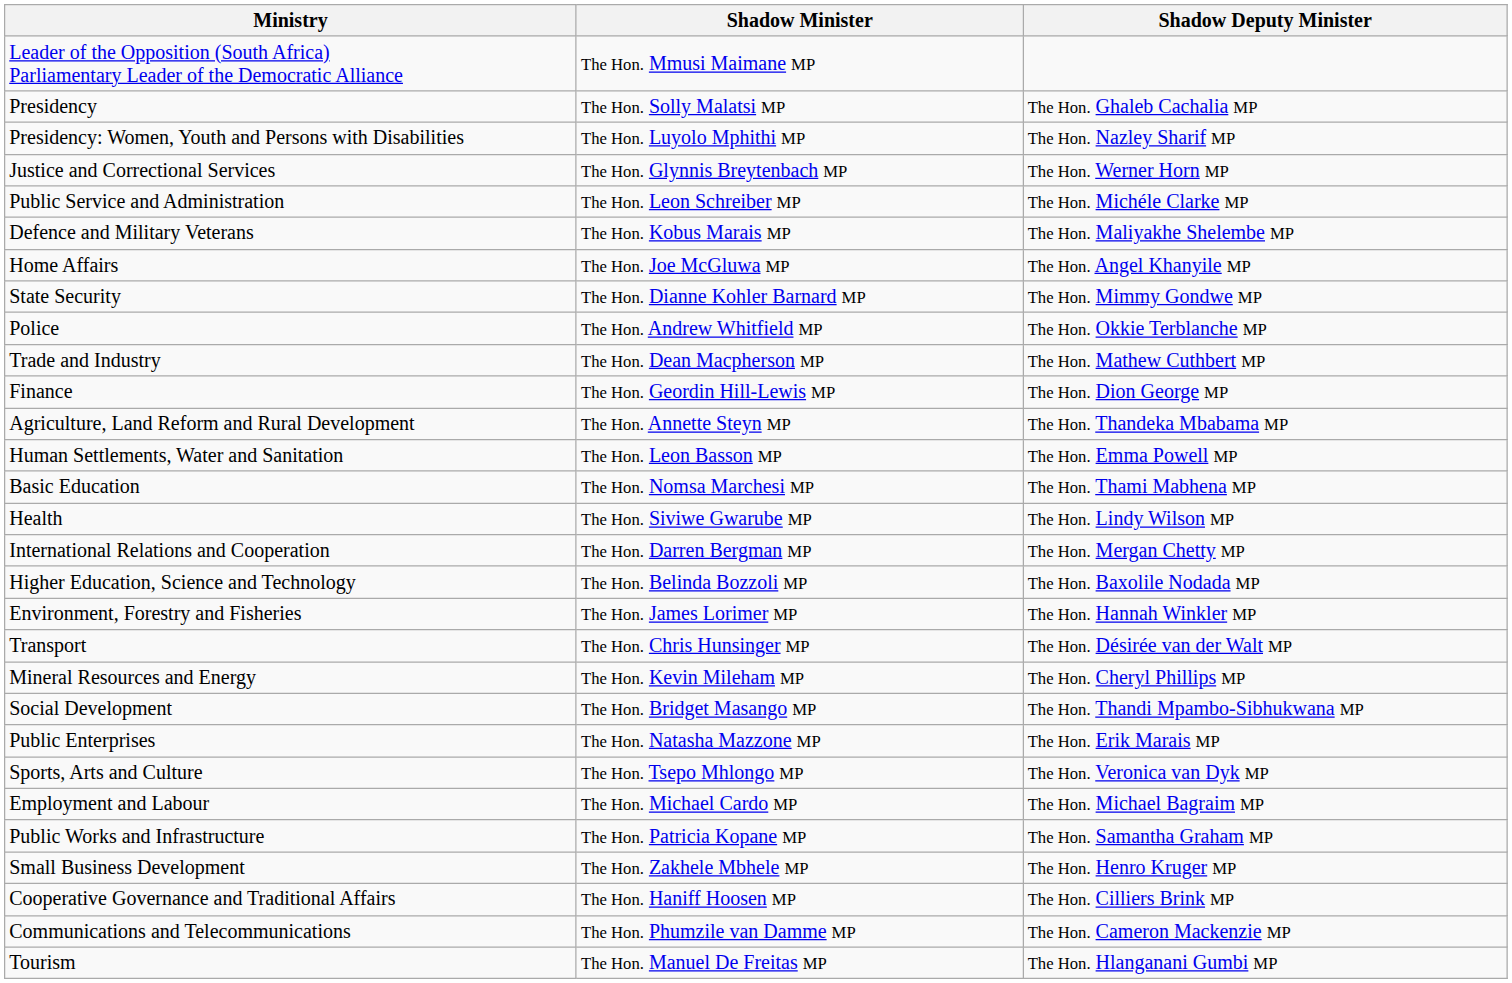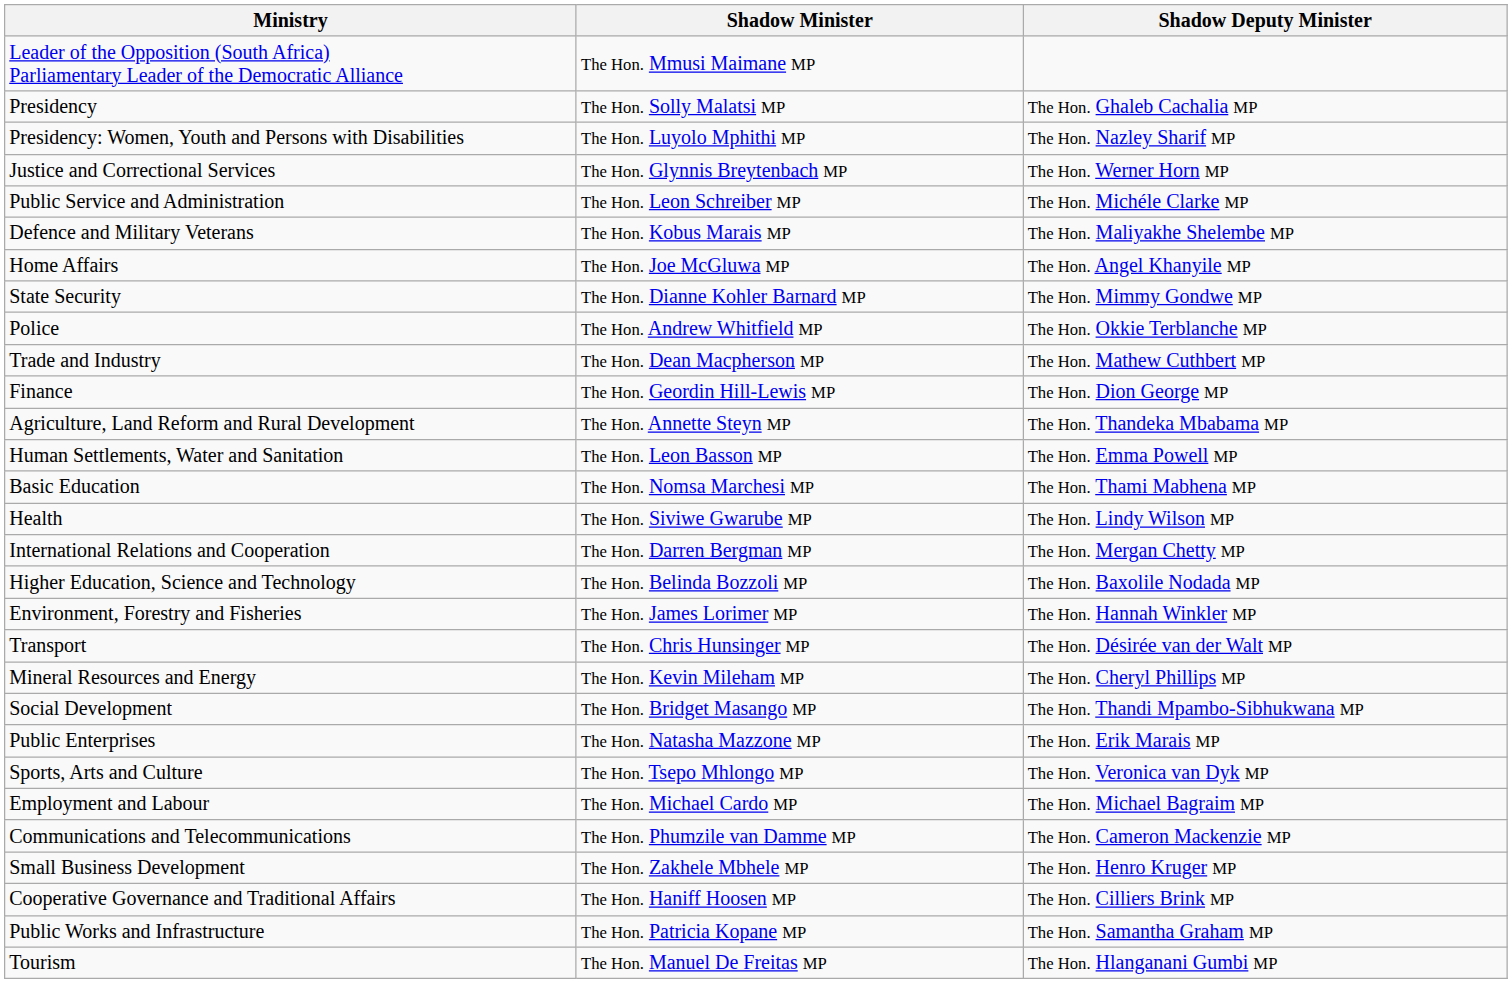rows swapped: (137, 835) <-> (180, 930)
